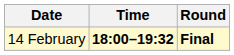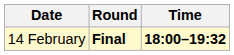columns swapped: (133, 15) <-> (203, 15)
